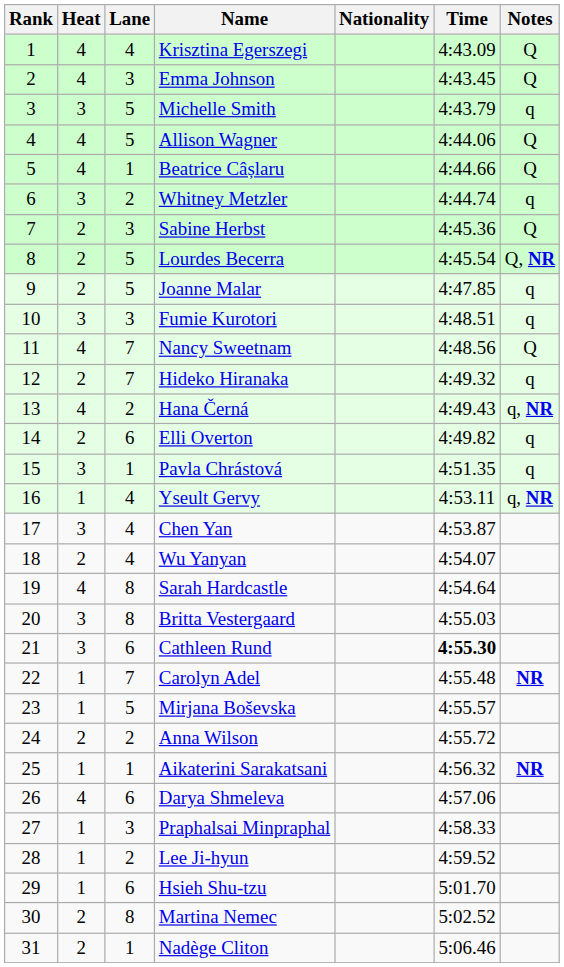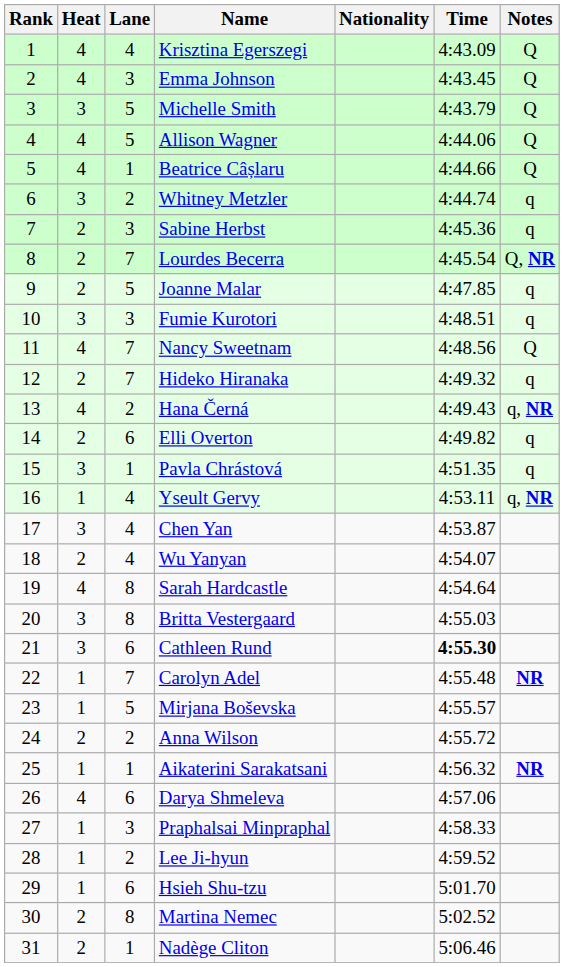(530, 109) q -> (530, 109) Q
(530, 229) Q -> (530, 229) q
(130, 259) 5 -> (130, 259) 7
